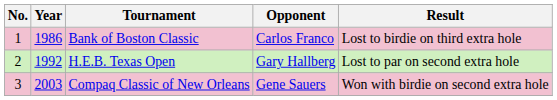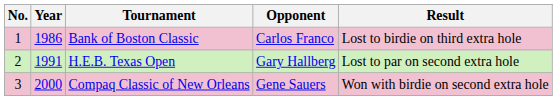(48, 61) 1992 -> (48, 61) 1991
(48, 84) 2003 -> (48, 84) 2000
